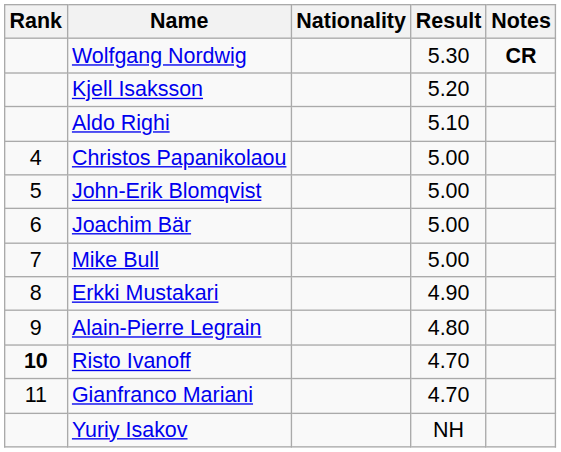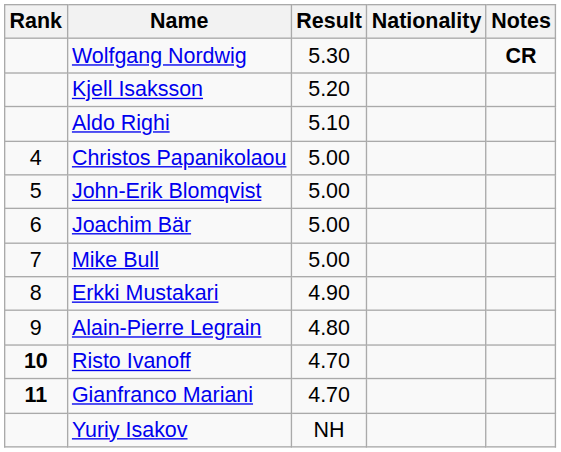columns swapped: (351, 21) <-> (449, 21)
(36, 395) normal -> (36, 395) bold
